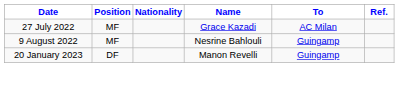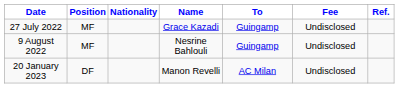+ column: (330, 12)
(318, 27) AC Milan -> (257, 27) Guingamp
(318, 56) Guingamp -> (257, 71) AC Milan
